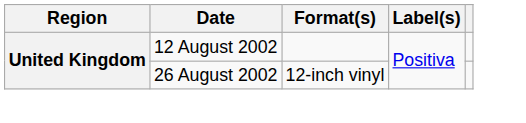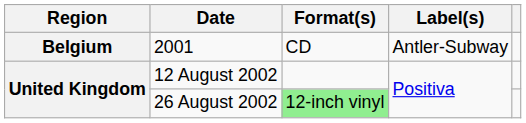+ row: (174, 46)
(335, 74) no background -> (335, 103) lightgreen background
